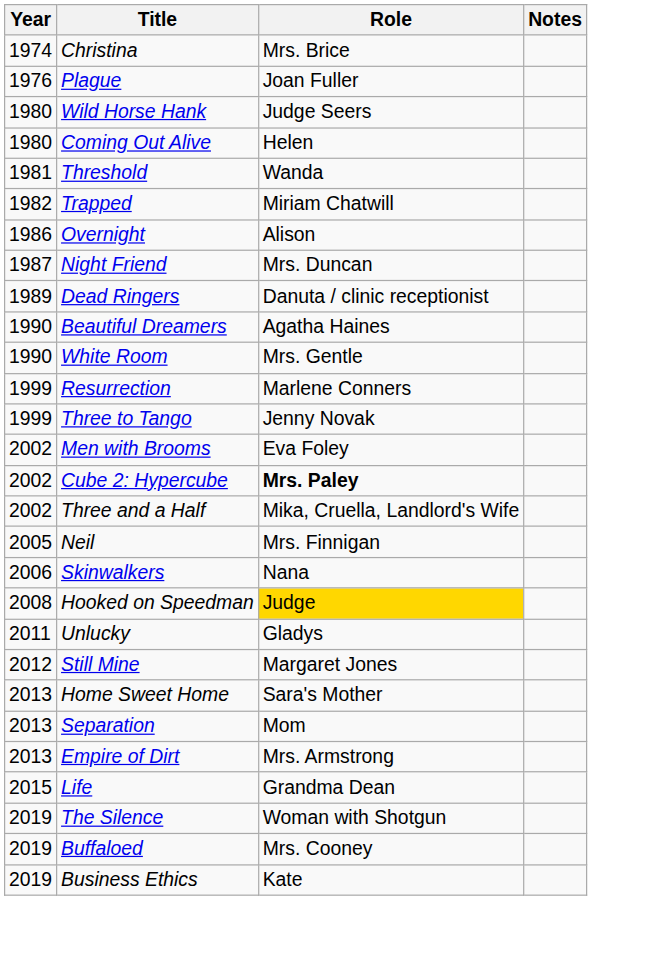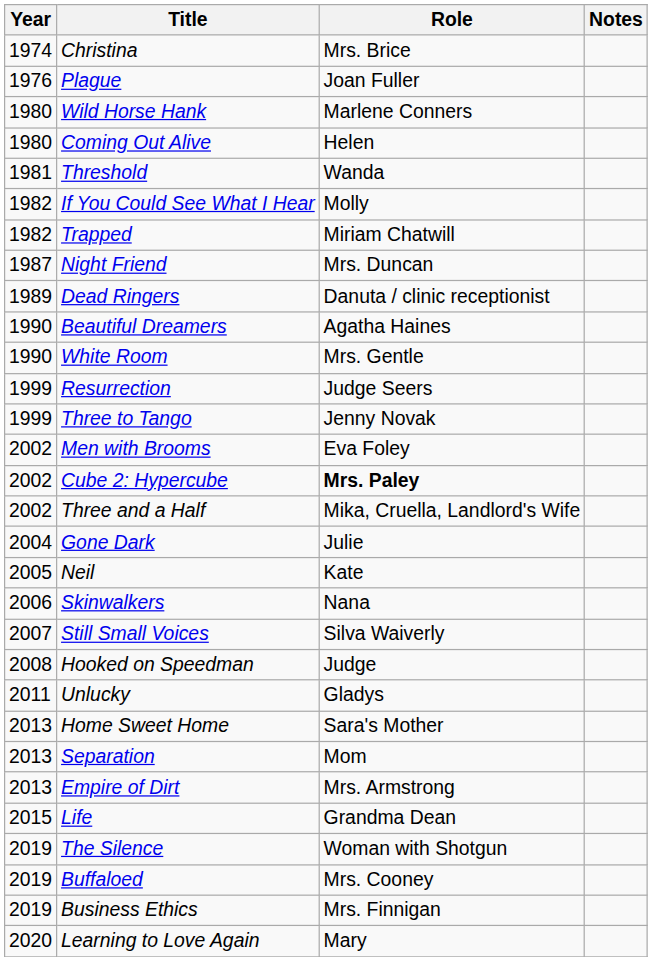(317, 111) Judge Seers -> (398, 111) Marlene Conners
+ row: (188, 204)
- row: (103, 234)
(337, 388) Marlene Conners -> (378, 388) Judge Seers
+ row: (108, 541)
(321, 541) Mrs. Finnigan -> (344, 572) Kate
+ row: (135, 633)
(289, 603) gold background -> (350, 664) no background
- row: (100, 664)
(283, 879) Kate -> (382, 910) Mrs. Finnigan
+ row: (160, 940)
